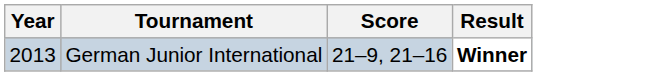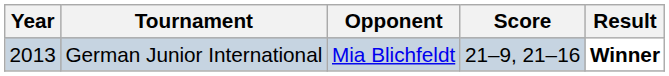+ column: (394, 21)
